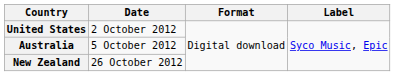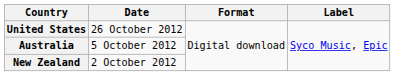(134, 29) 2 October 2012 -> (137, 29) 26 October 2012
(137, 62) 26 October 2012 -> (134, 62) 2 October 2012
